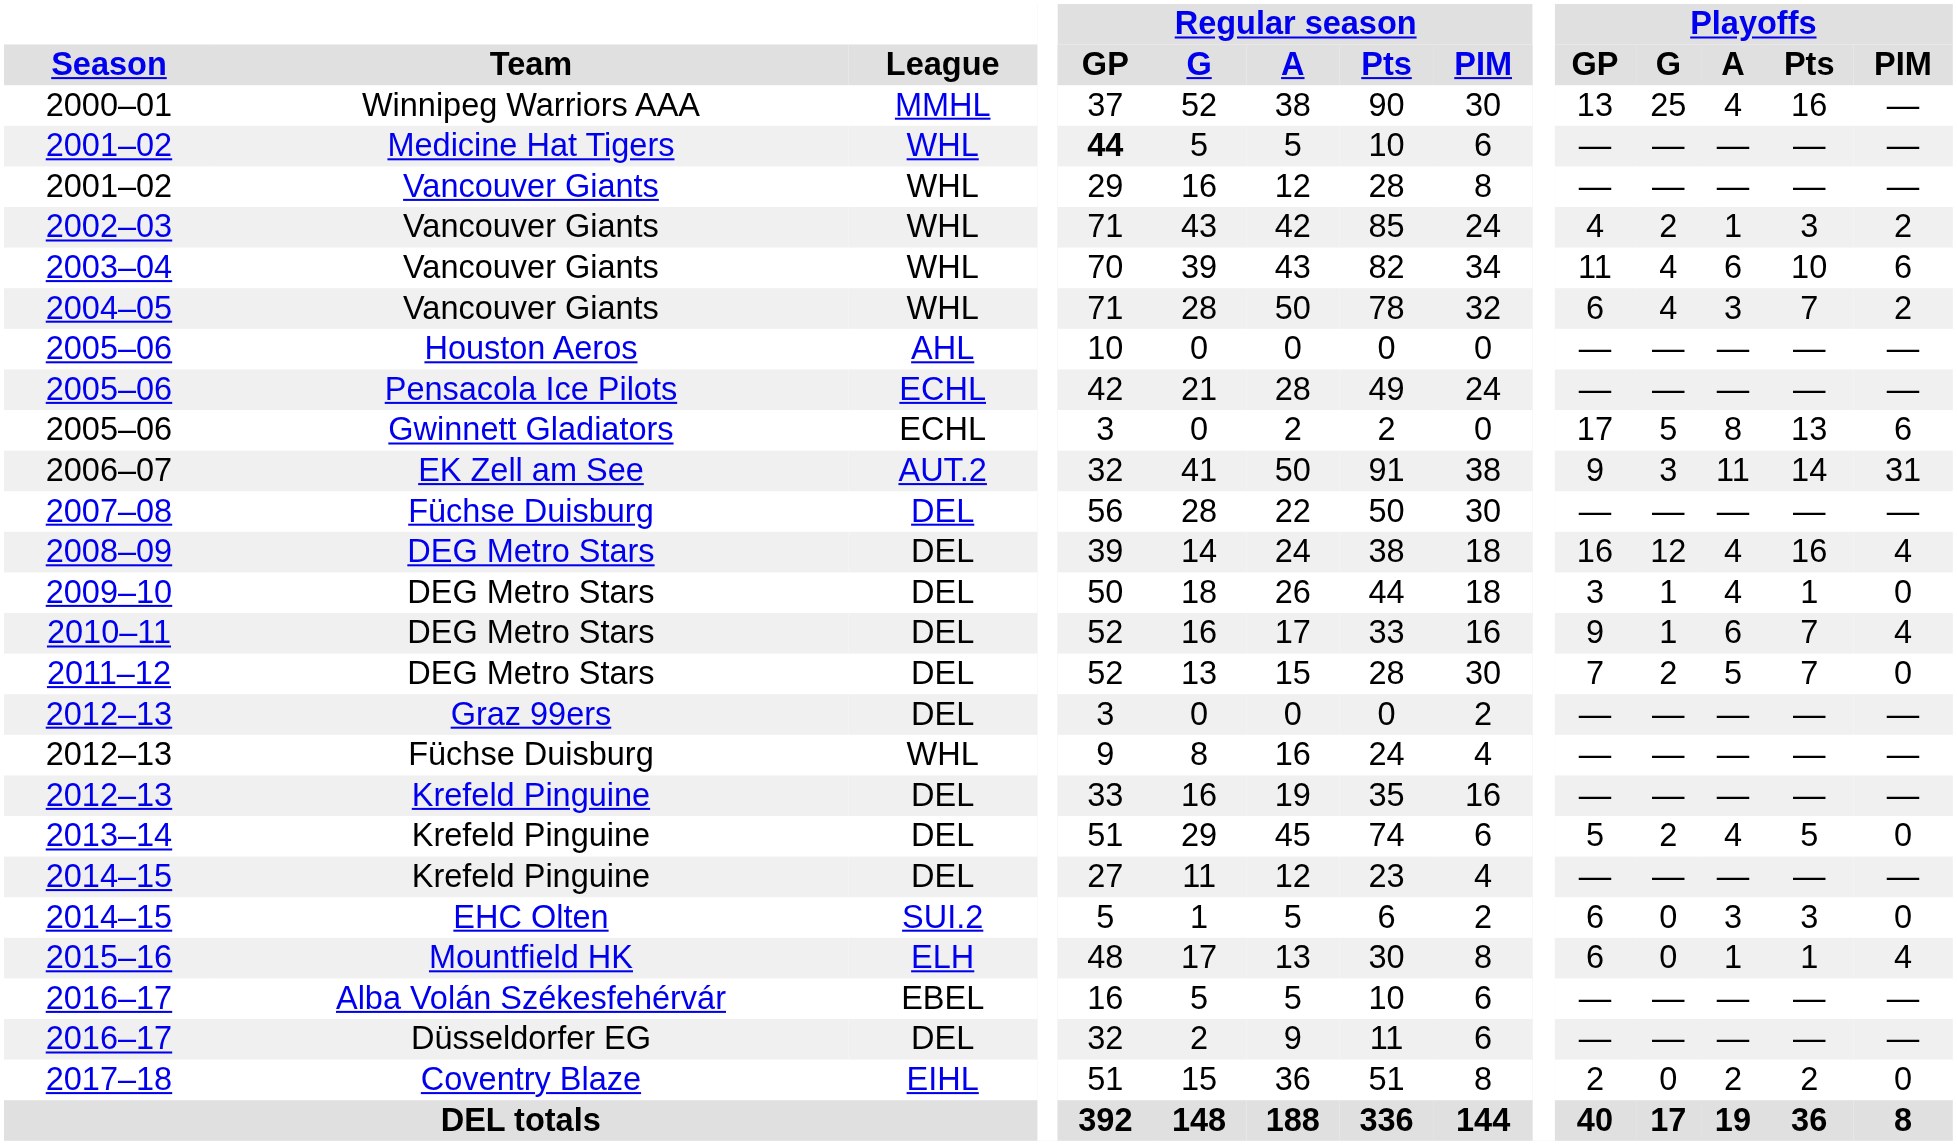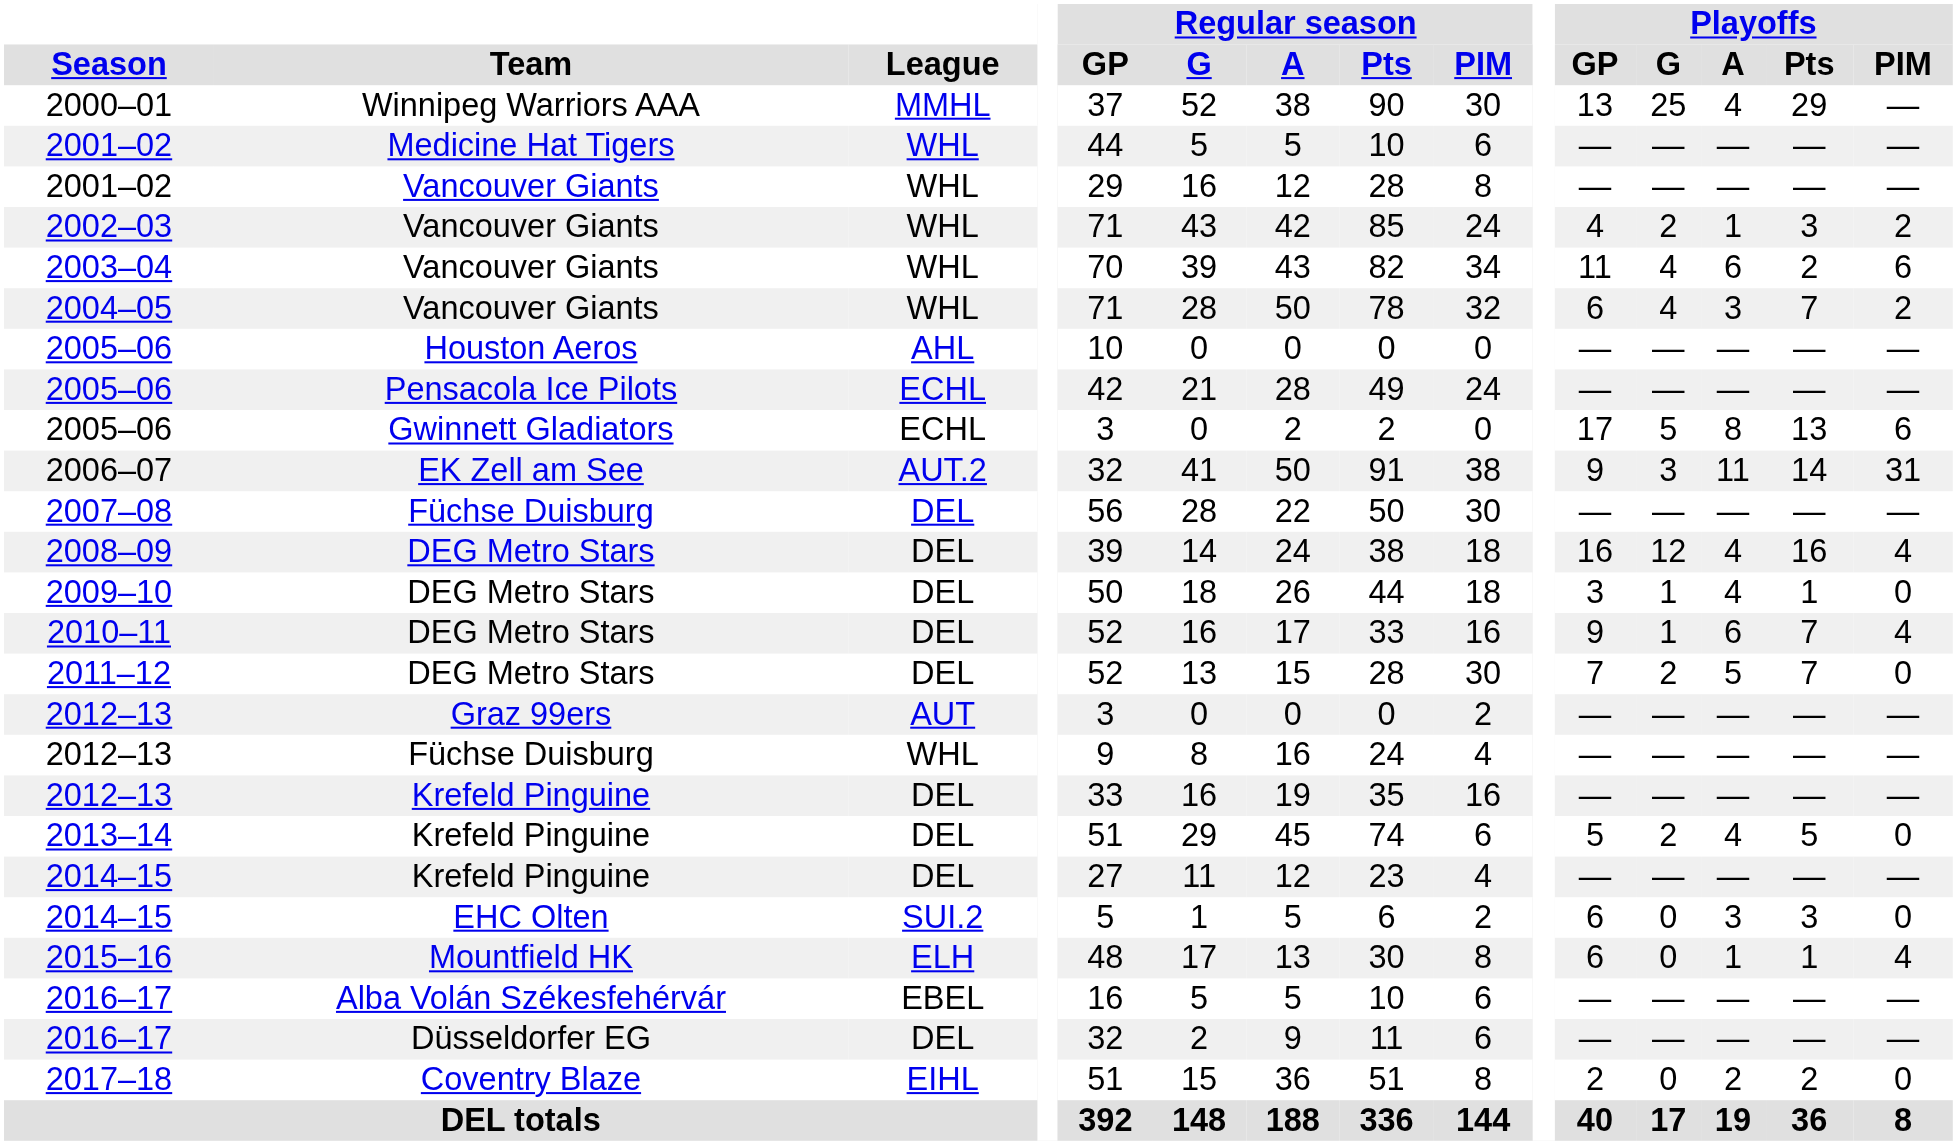(1809, 104) 16 -> (1809, 104) 29
(1105, 145) bold -> (1105, 145) normal
(1809, 267) 10 -> (1809, 267) 2
(943, 713) DEL -> (943, 713) AUT
